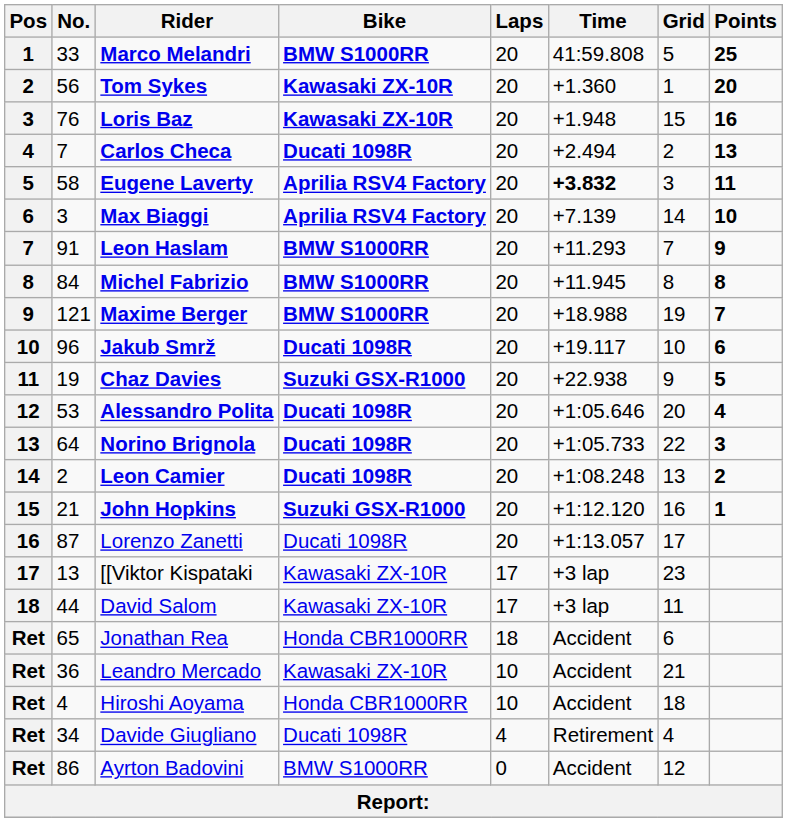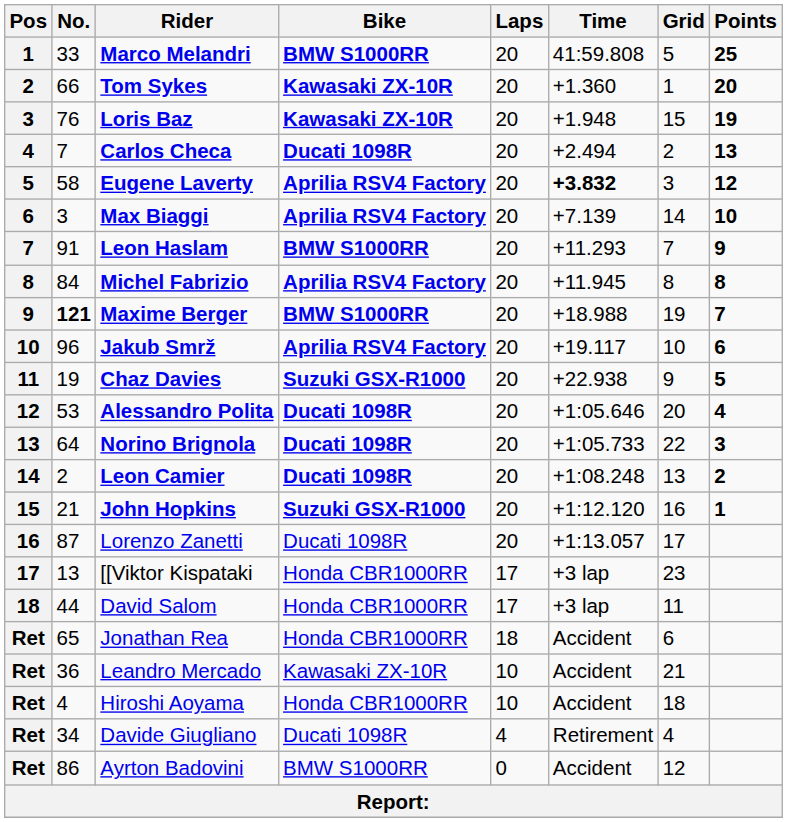(68, 86) 56 -> (68, 86) 66
(726, 119) 16 -> (726, 119) 19
(725, 184) 11 -> (726, 184) 12
(356, 281) BMW S1000RR -> (384, 281) Aprilia RSV4 Factory
(74, 313) normal -> (74, 313) bold
(347, 346) Ducati 1098R -> (384, 346) Aprilia RSV4 Factory
(365, 573) Kawasaki ZX-10R -> (375, 573) Honda CBR1000RR
(365, 606) Kawasaki ZX-10R -> (375, 606) Honda CBR1000RR
